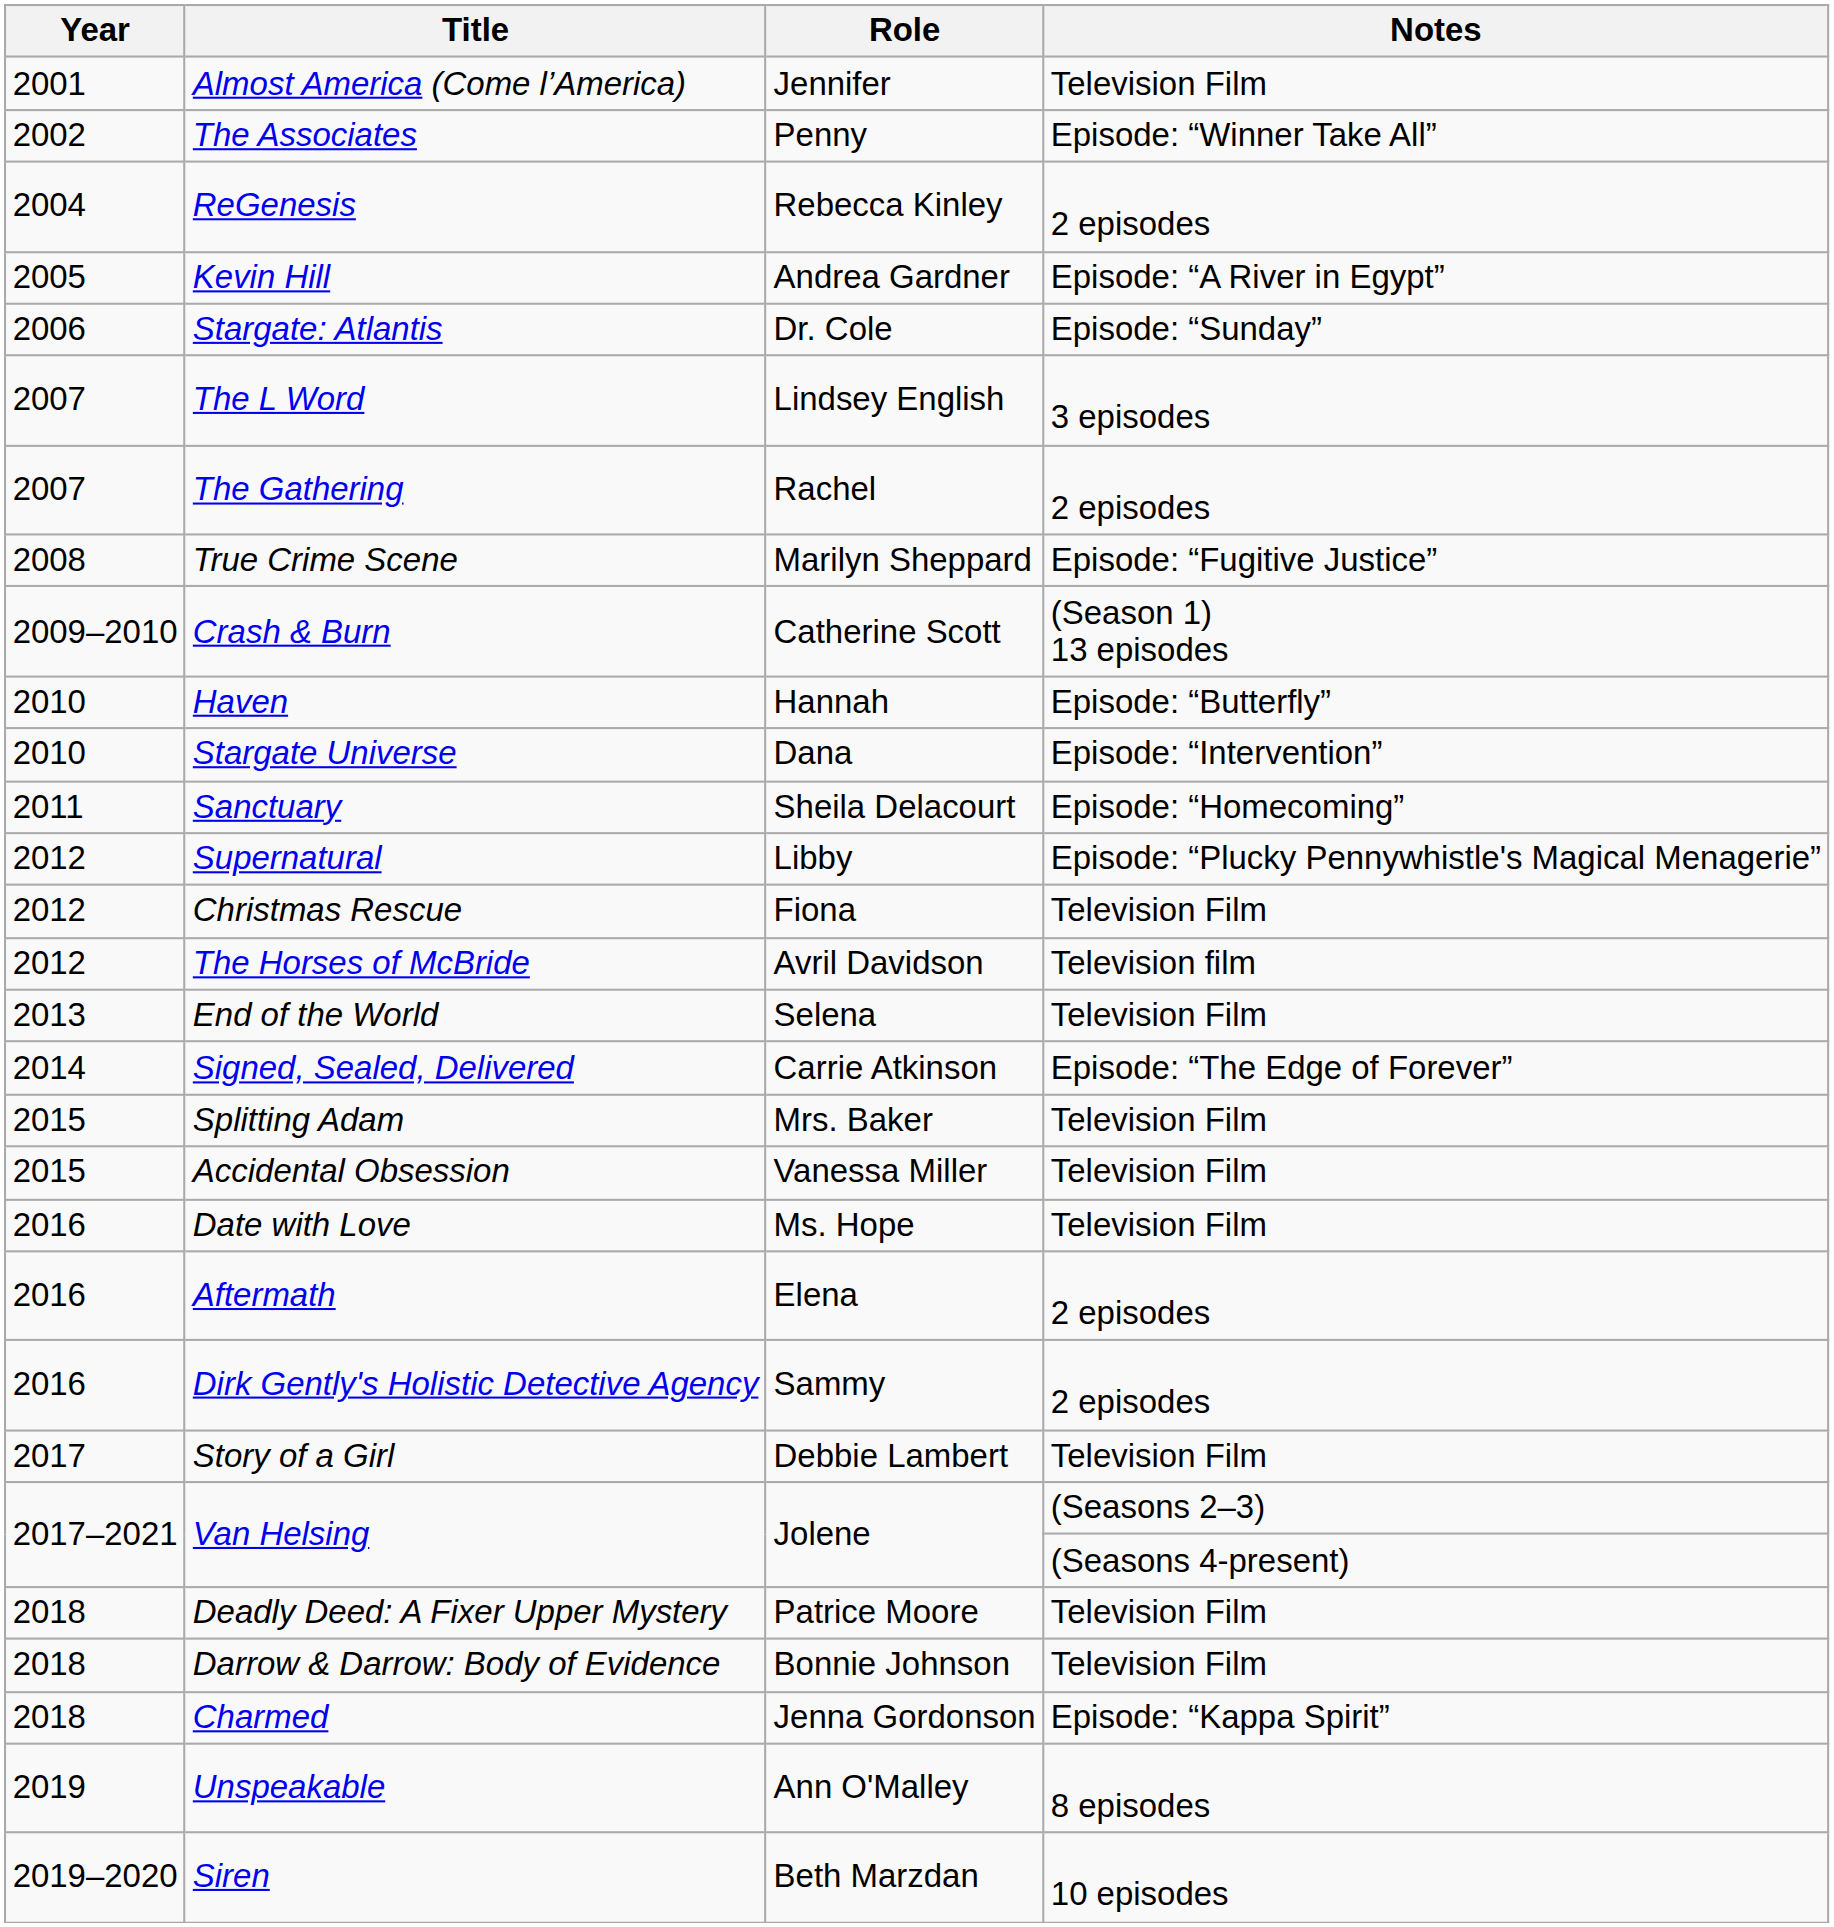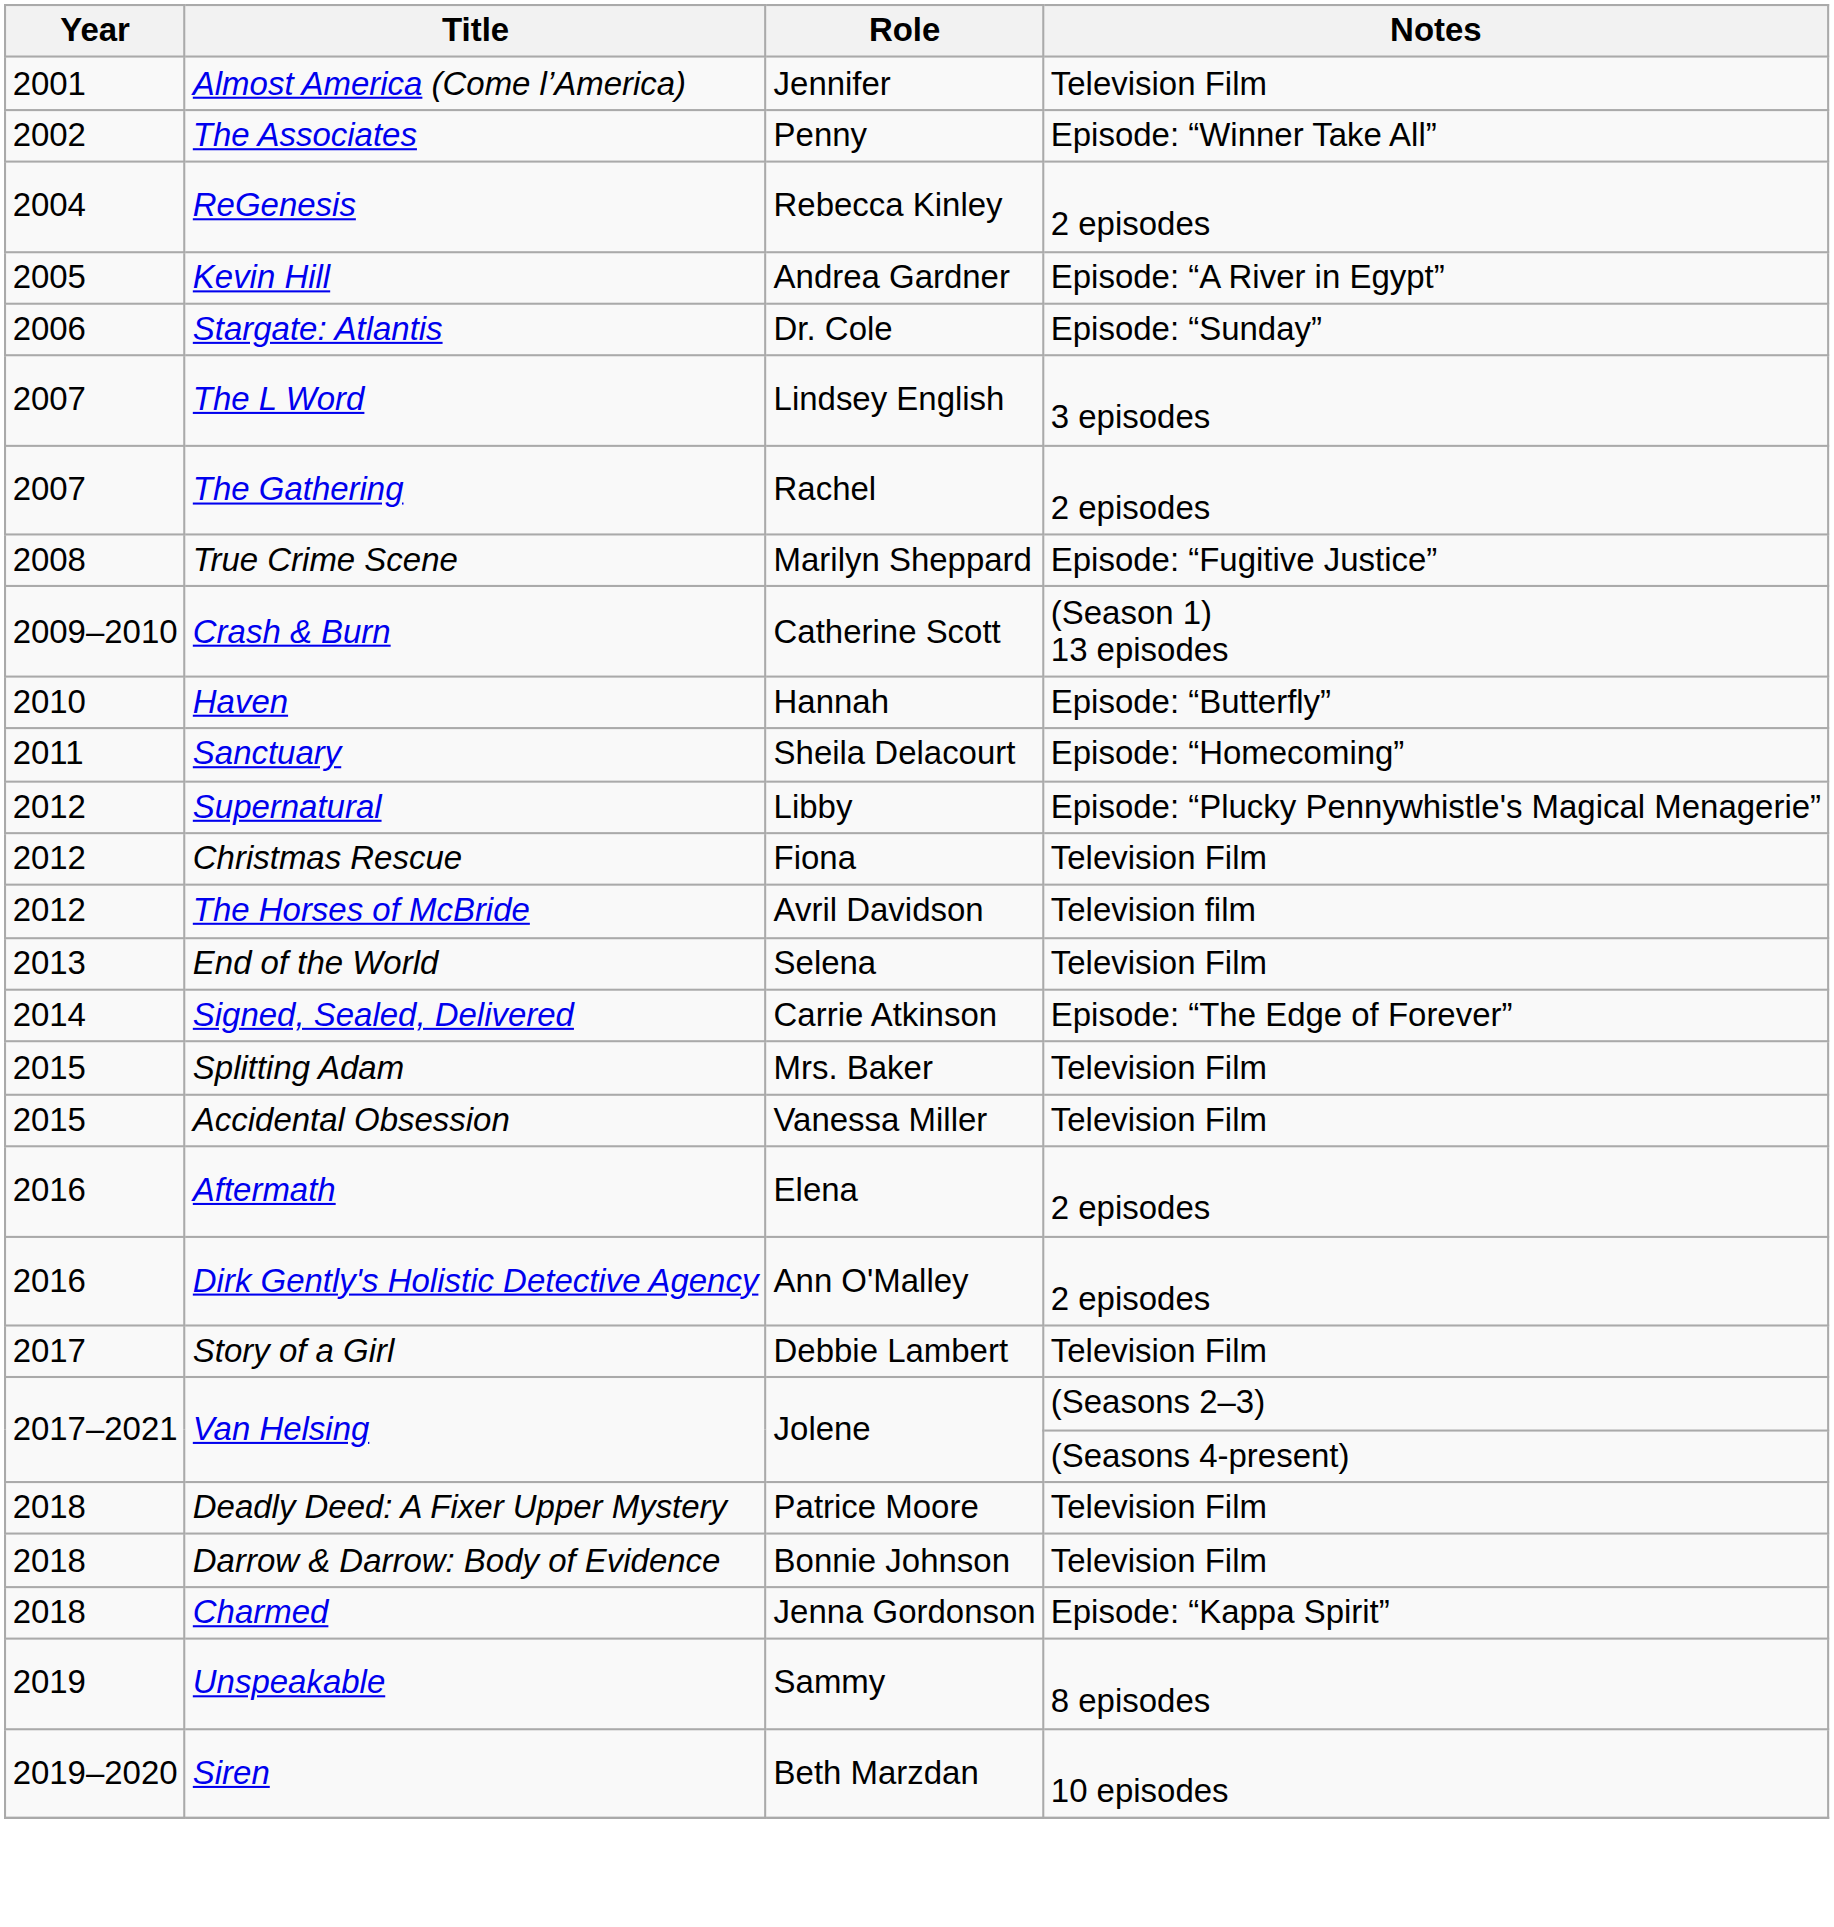- row: (325, 753)
- row: (302, 1224)
(829, 1384) Sammy -> (871, 1280) Ann O'Malley
(871, 1787) Ann O'Malley -> (829, 1683) Sammy
